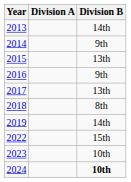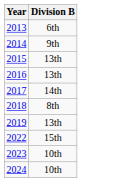- column: (53, 12)
(101, 28) 14th -> (53, 28) 6th
(101, 75) 9th -> (53, 75) 13th
(101, 91) 13th -> (53, 91) 14th
(101, 122) 14th -> (53, 122) 13th
(101, 169) bold -> (53, 169) normal
